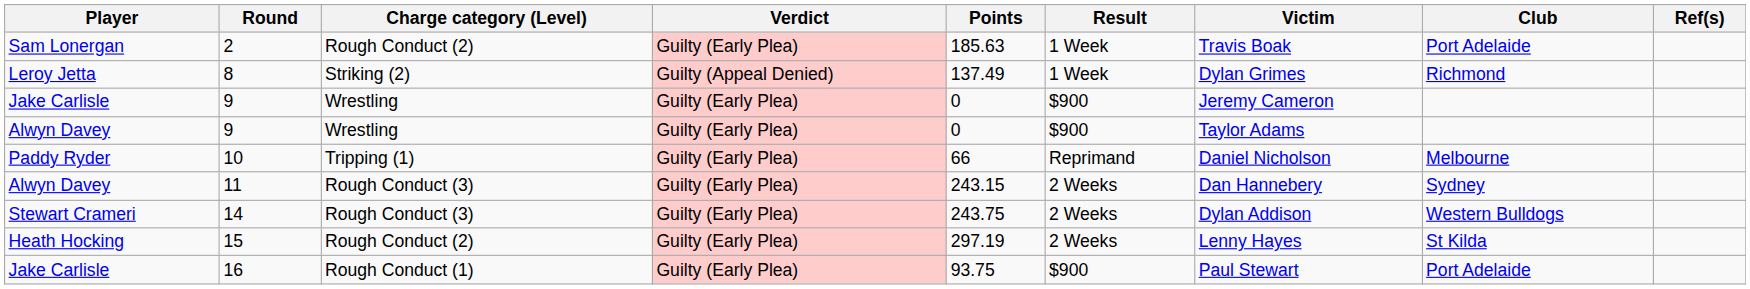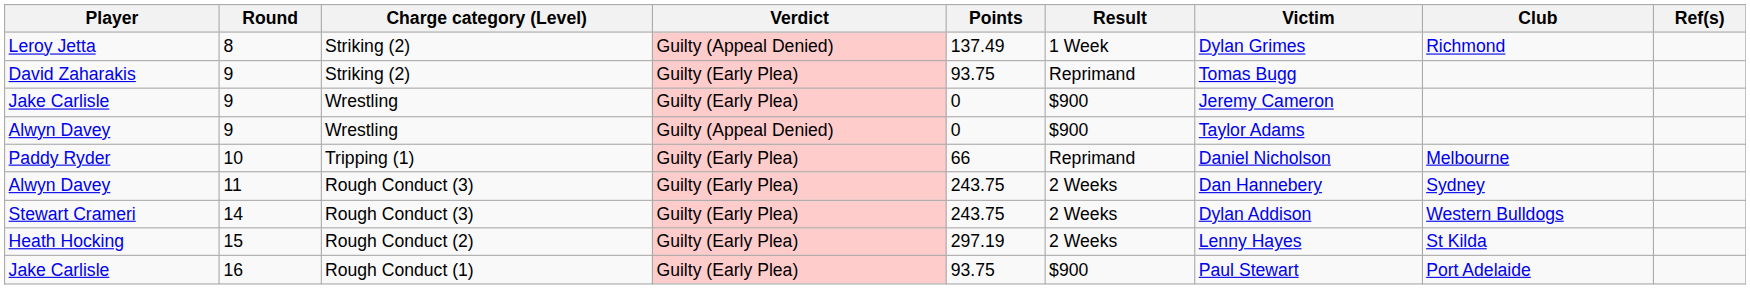- row: (66, 46)
+ row: (72, 74)
(727, 130) Guilty (Early Plea) -> (745, 130) Guilty (Appeal Denied)
(978, 185) 243.15 -> (978, 185) 243.75
